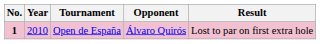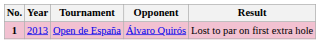(38, 30) 2010 -> (38, 30) 2013
